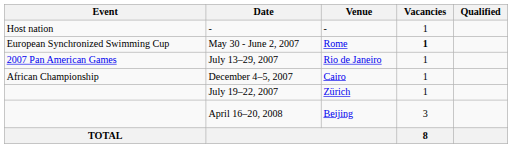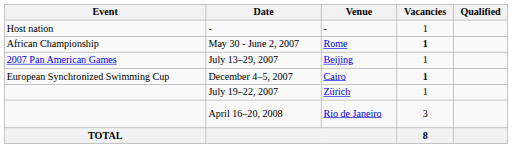(88, 44) European Synchronized Swimming Cup -> (53, 44) African Championship
(353, 60) Rio de Janeiro -> (338, 60) Beijing
(53, 76) African Championship -> (88, 76) European Synchronized Swimming Cup
(425, 76) normal -> (425, 76) bold
(338, 114) Beijing -> (353, 114) Rio de Janeiro
